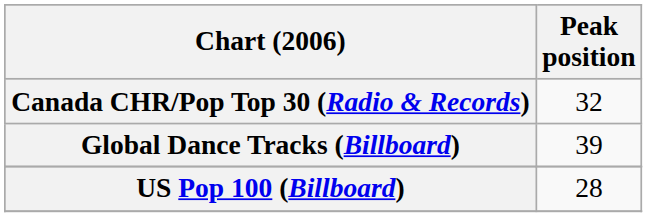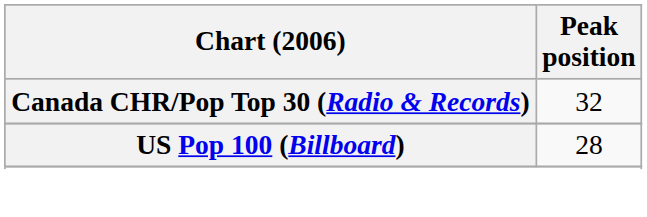- row: (270, 144)
